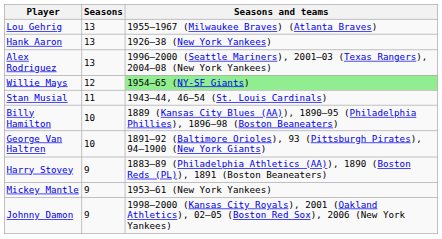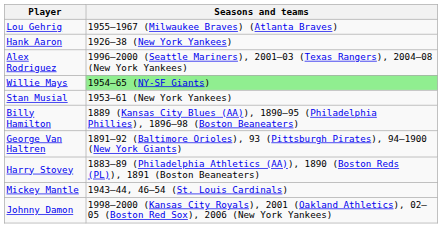- column: (103, 12)
(227, 98) 1943–44, 46–54 (St. Louis Cardinals) -> (160, 98) 1953–61 (New York Yankees)
(200, 190) 1953–61 (New York Yankees) -> (188, 190) 1943–44, 46–54 (St. Louis Cardinals)
